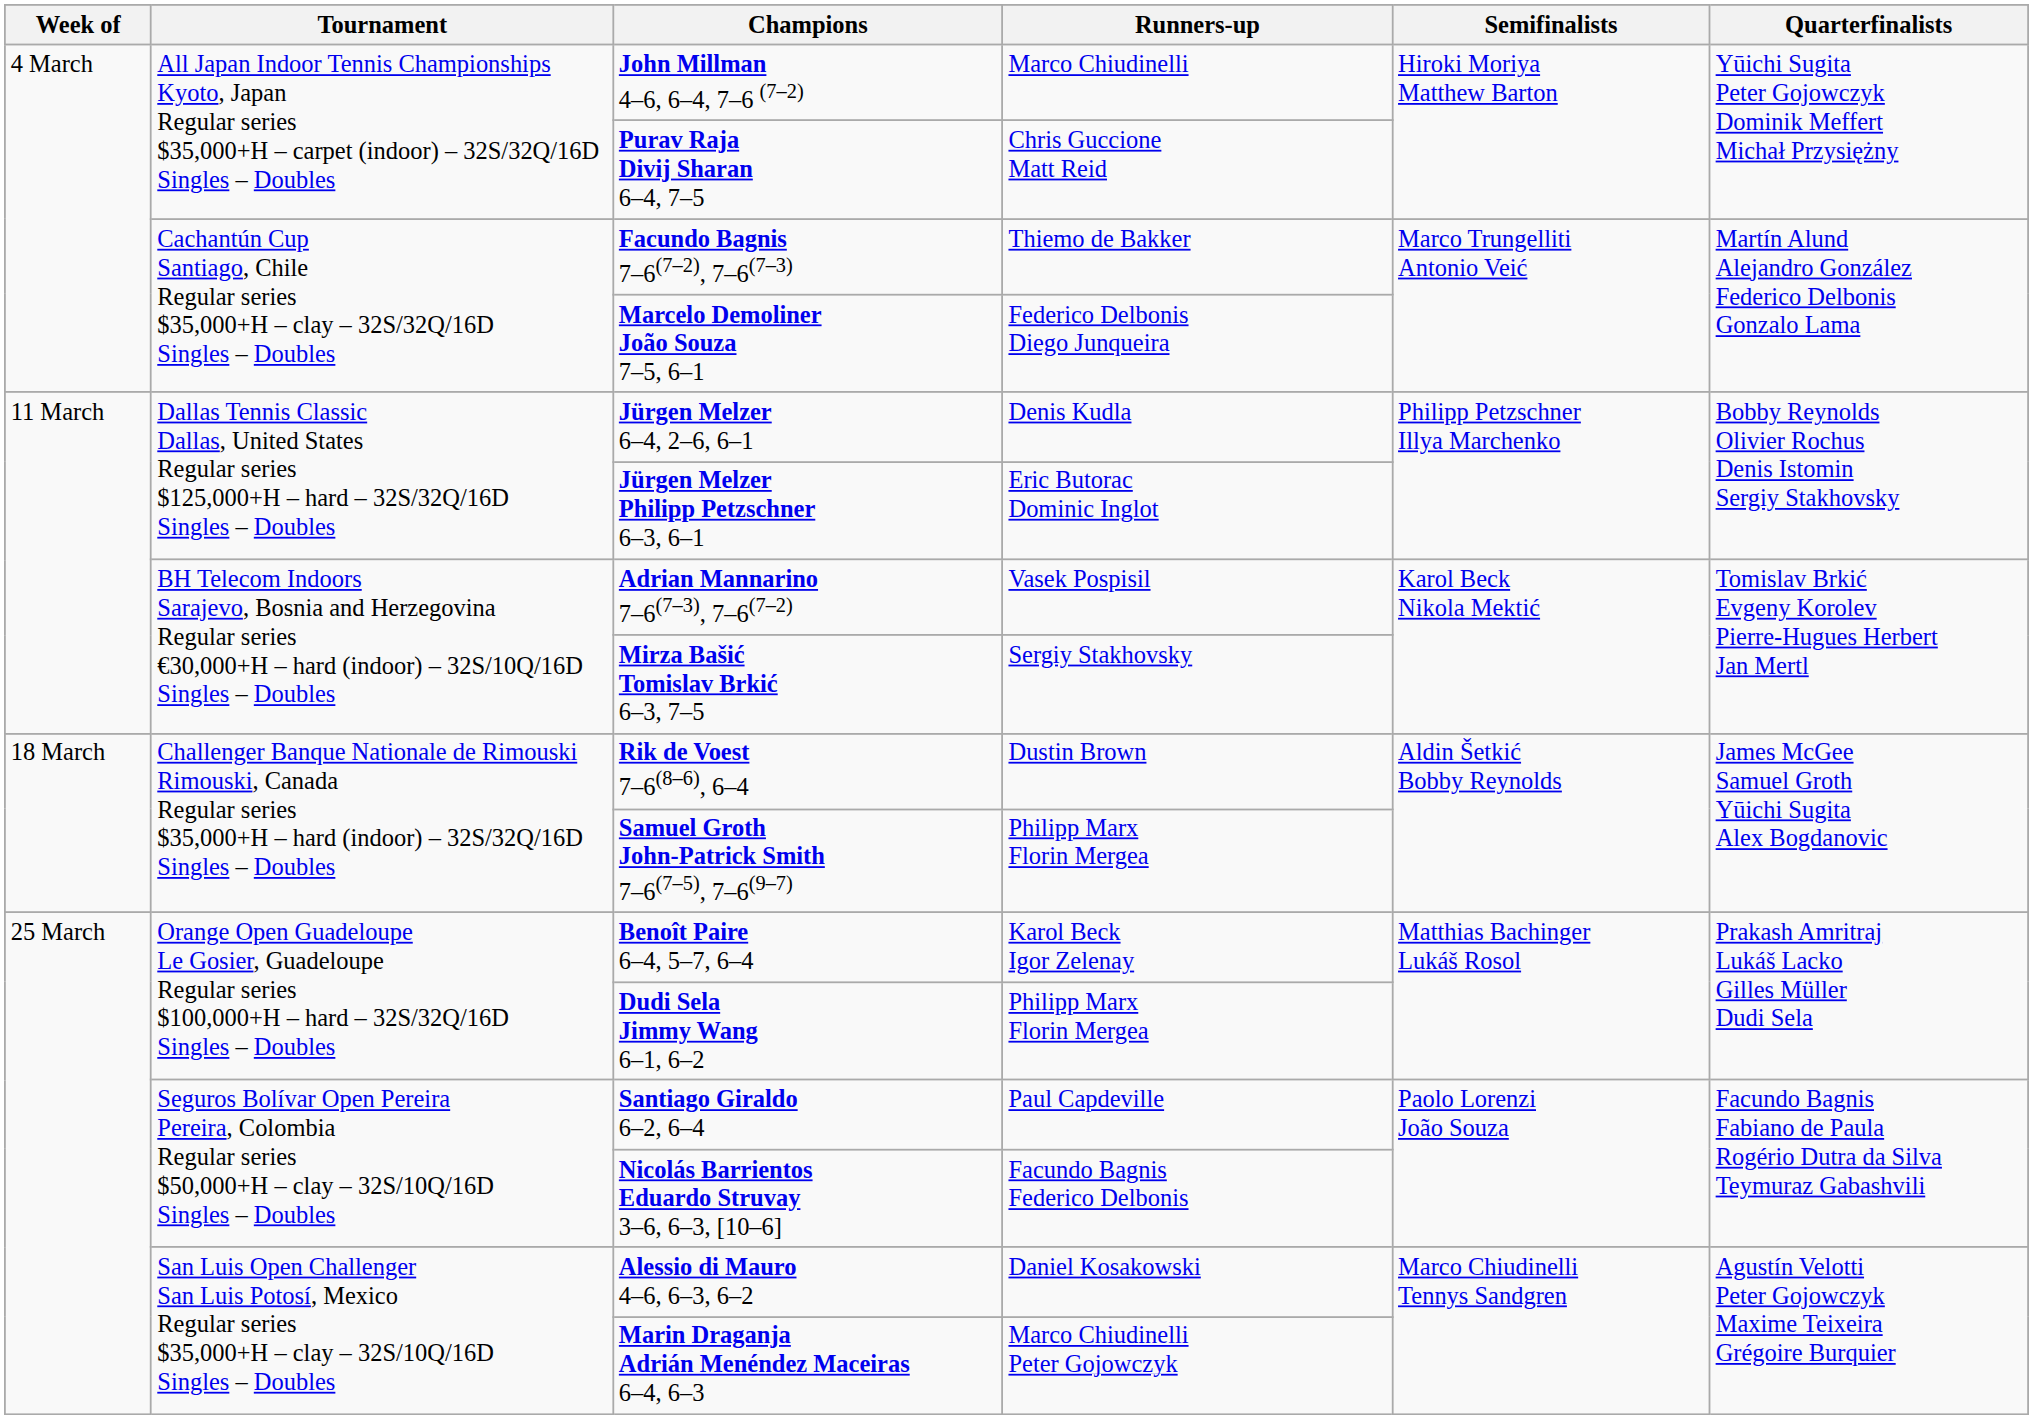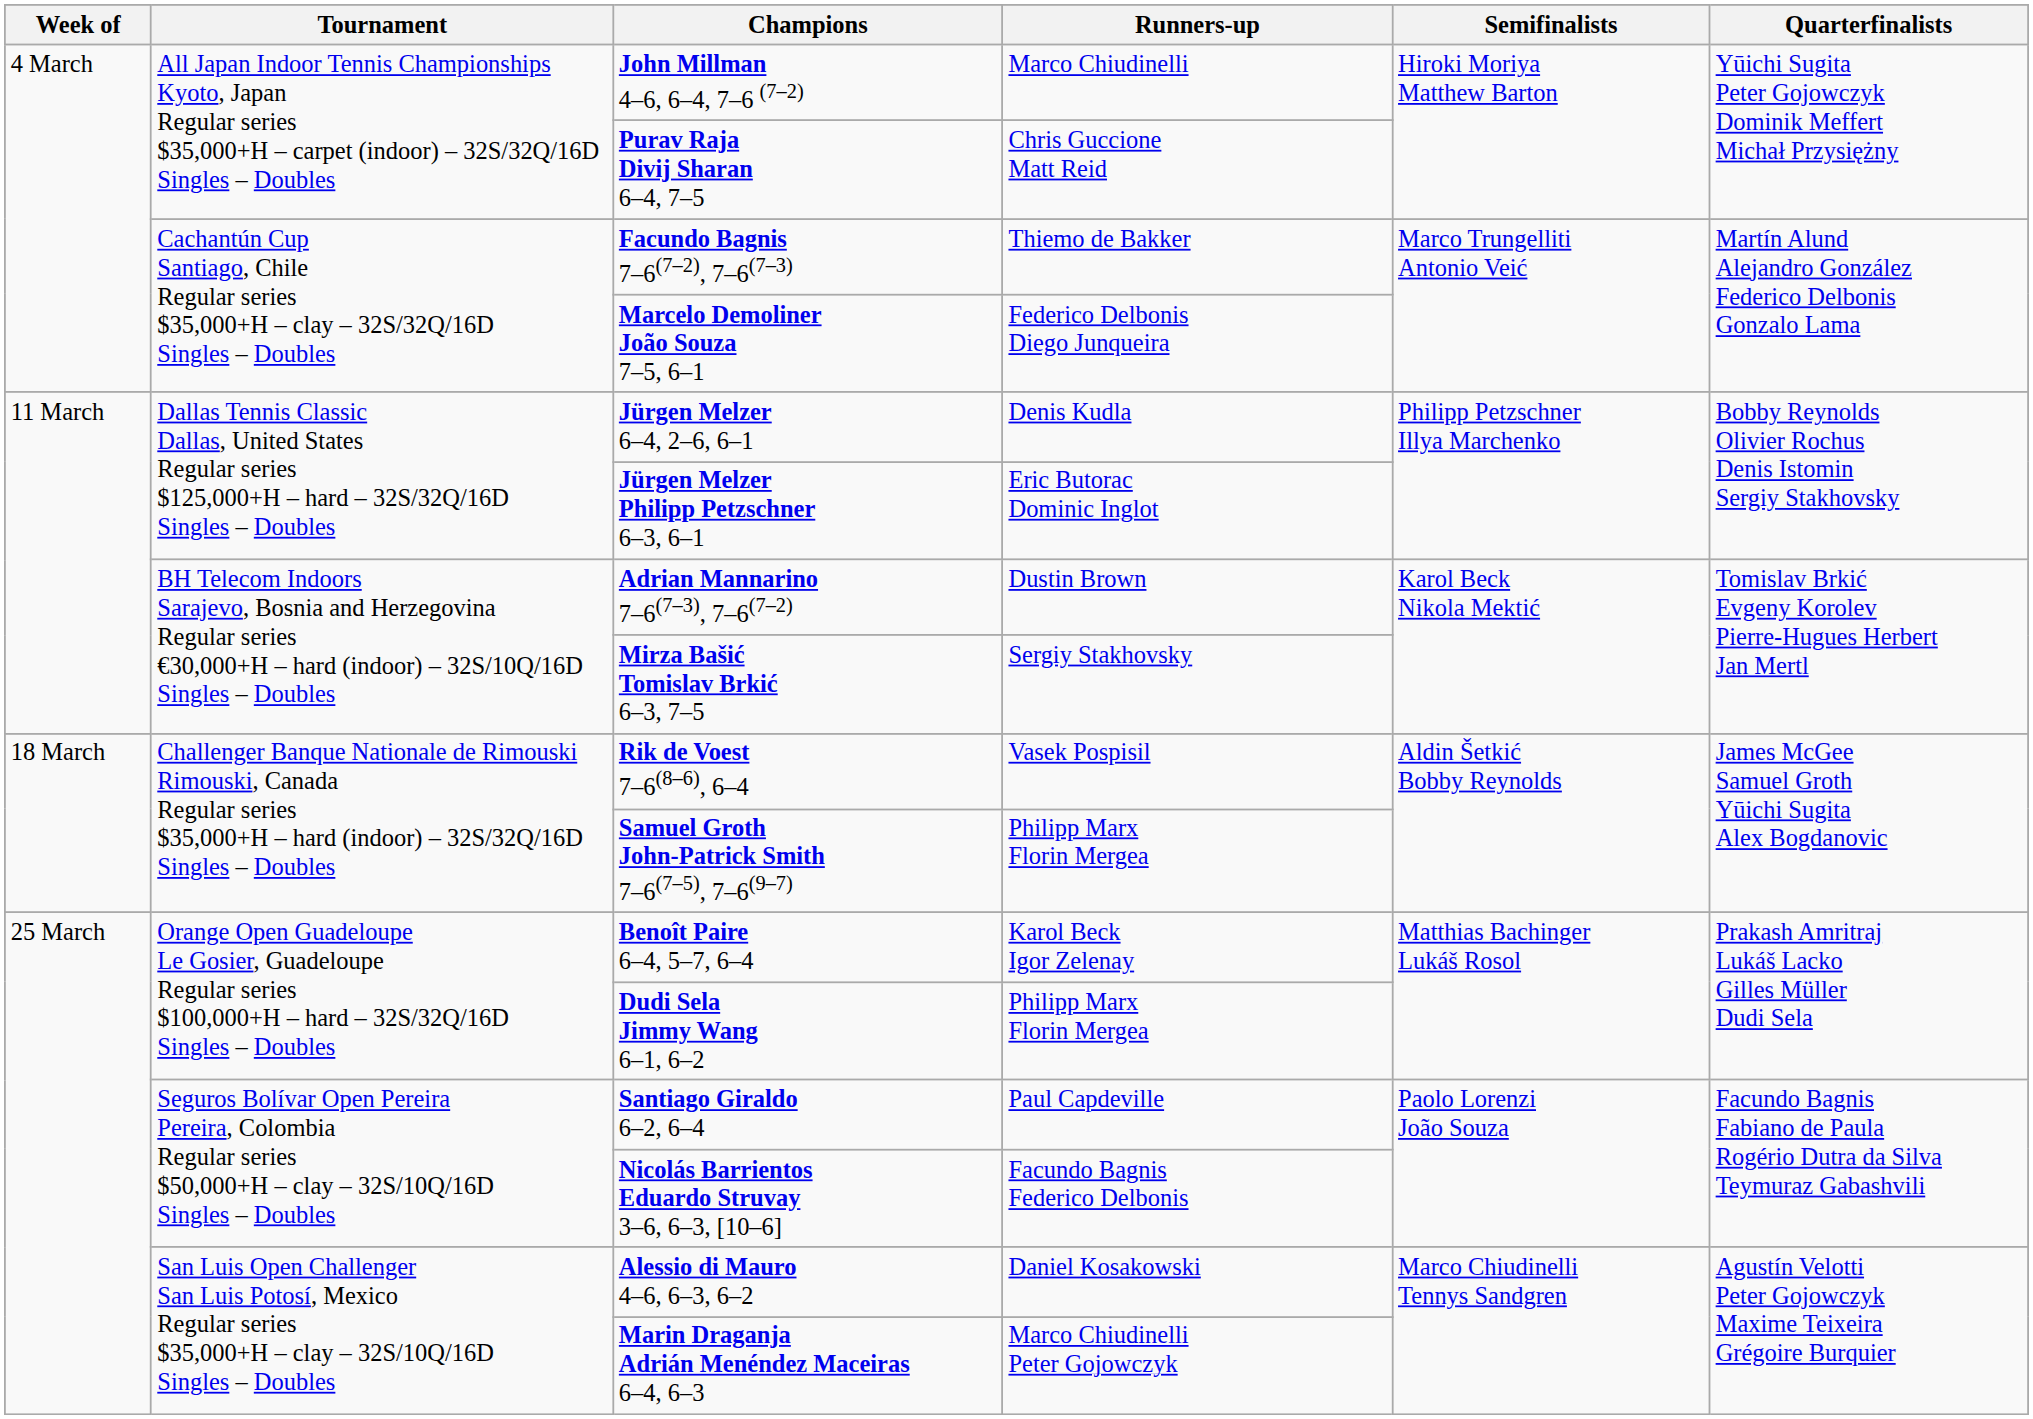(1079, 578) Vasek Pospisil -> (1077, 578) Dustin Brown
(1077, 752) Dustin Brown -> (1079, 752) Vasek Pospisil
